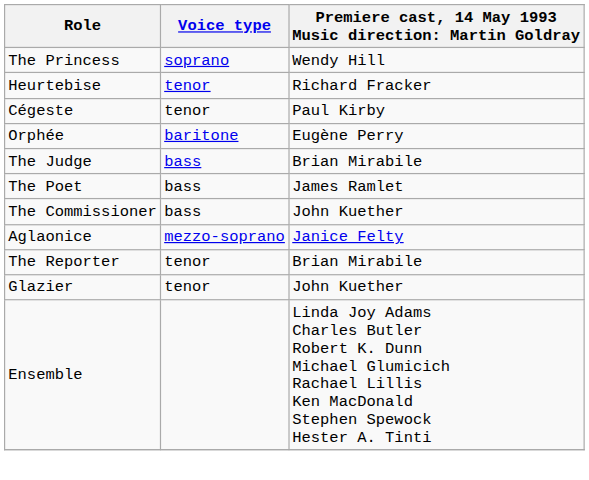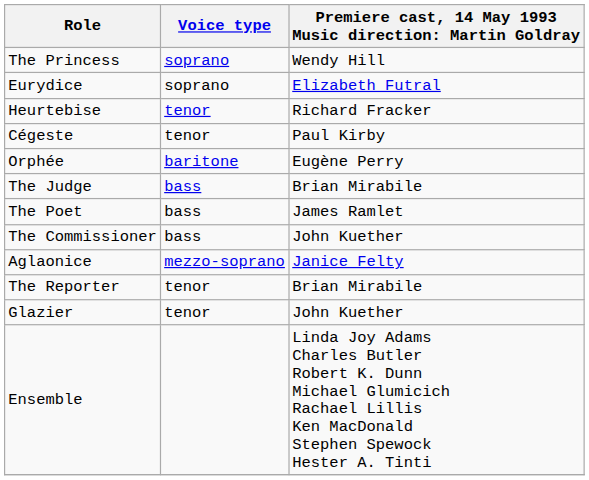+ row: (45, 85)
